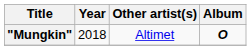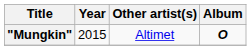(92, 34) 2018 -> (92, 34) 2015
